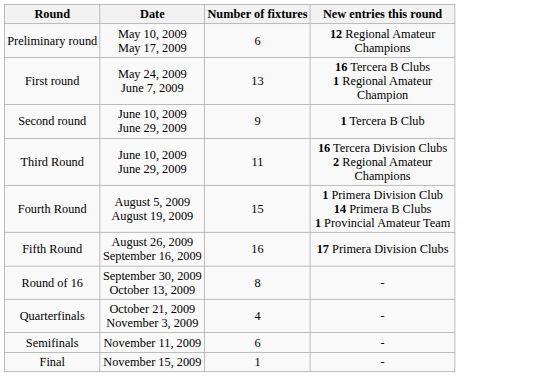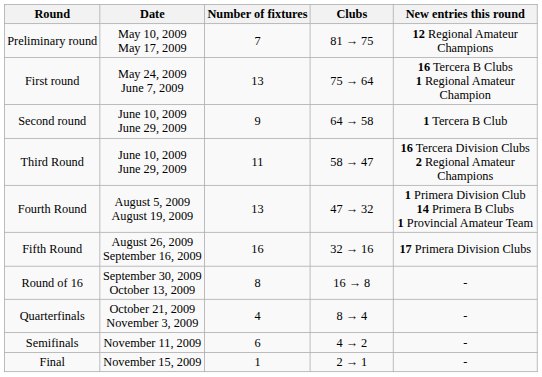+ column: (352, 14)
(258, 40) 6 -> (258, 40) 7
(258, 208) 15 -> (258, 208) 13
